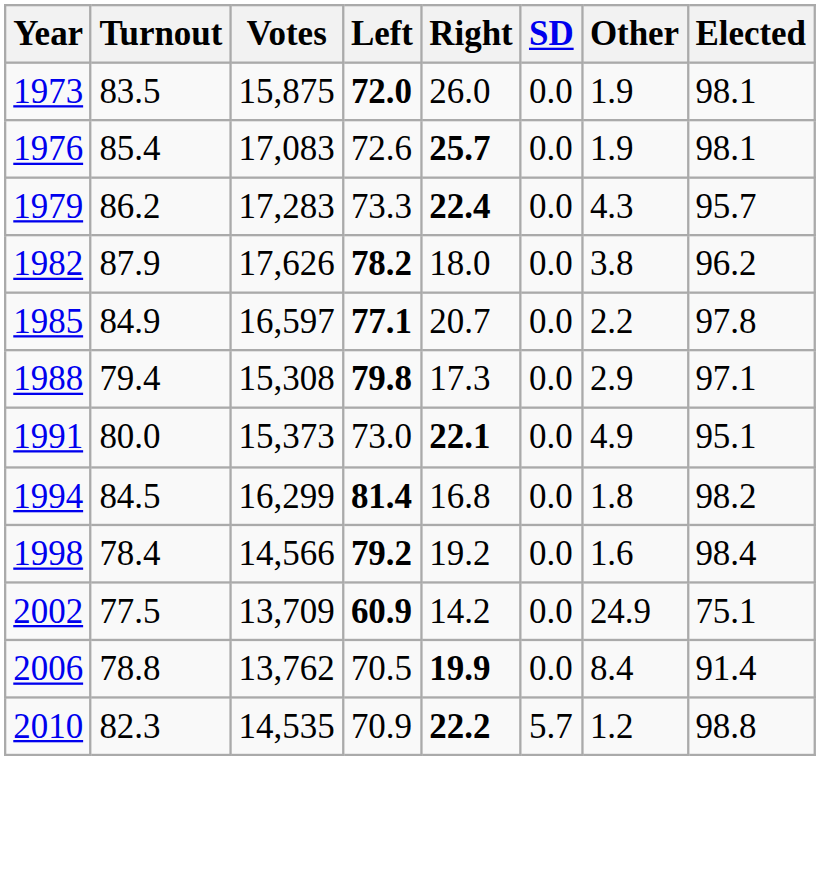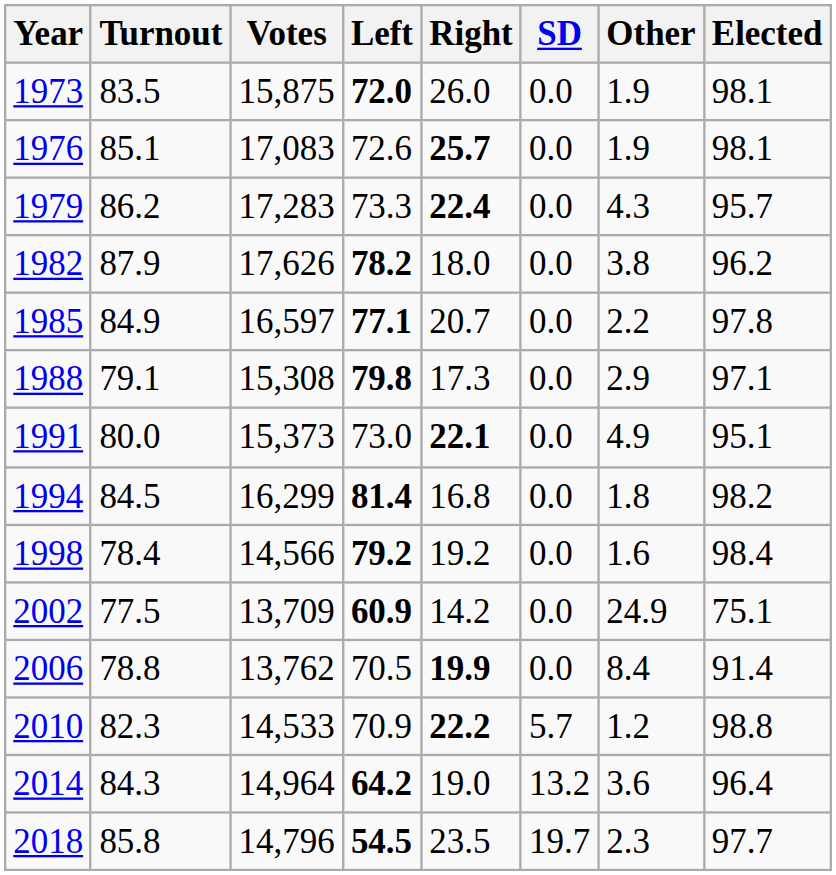(130, 148) 85.4 -> (130, 148) 85.1
(130, 379) 79.4 -> (130, 379) 79.1
(287, 725) 14,535 -> (287, 725) 14,533
+ row: (48, 782)
+ row: (48, 840)
